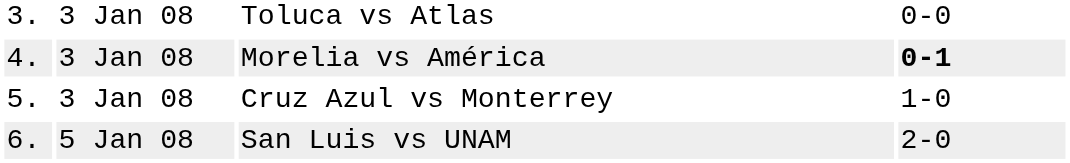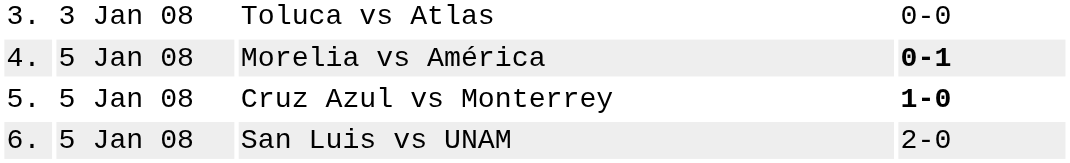(126, 58) 3 Jan 08 -> (126, 58) 5 Jan 08
(126, 99) 3 Jan 08 -> (126, 99) 5 Jan 08
(926, 99) normal -> (926, 99) bold
